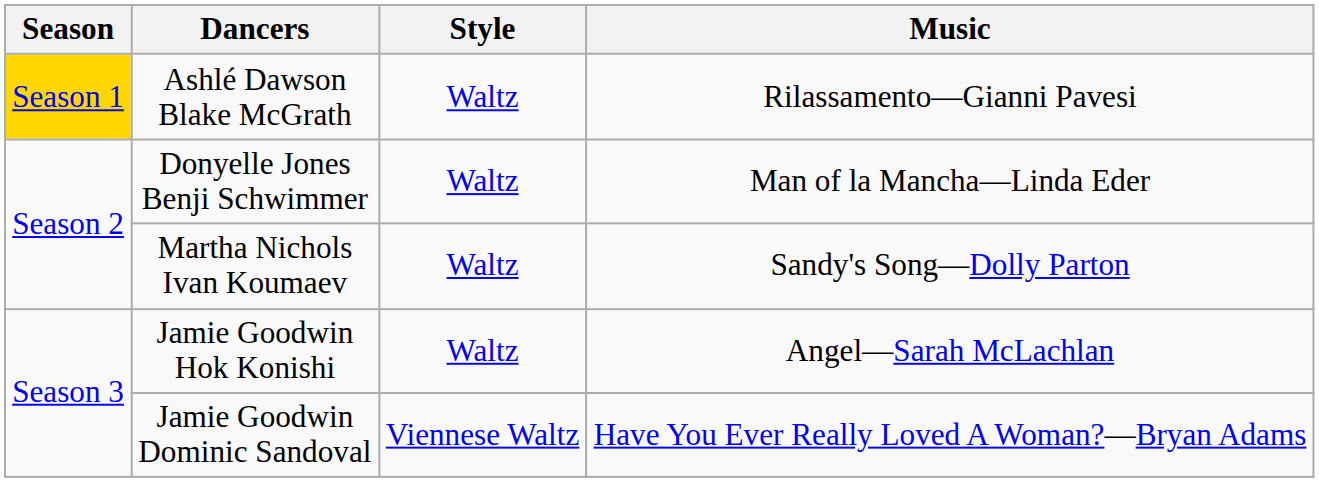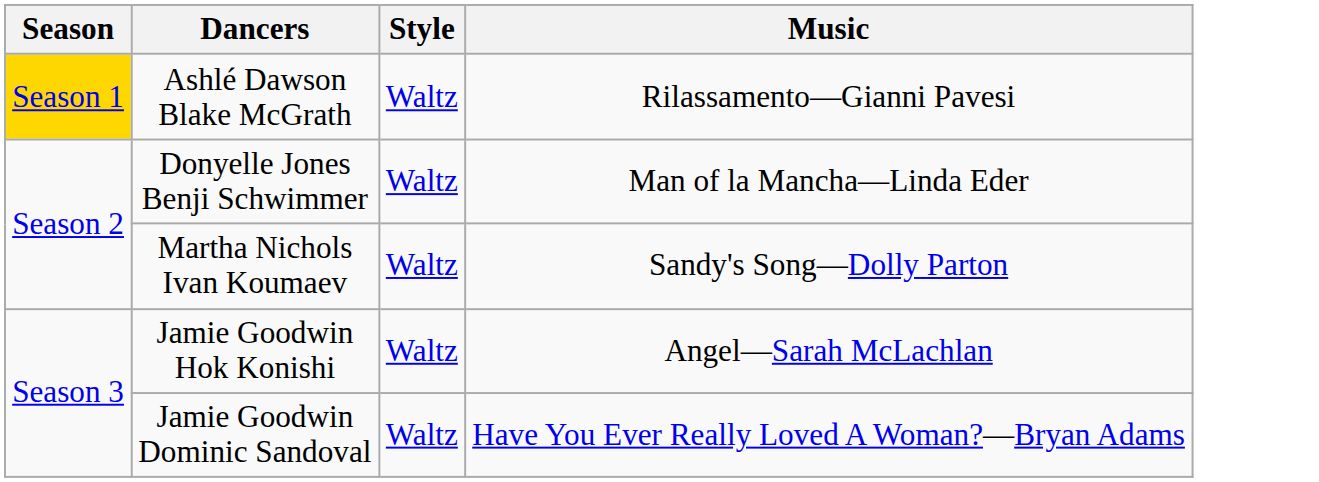(483, 434) Viennese Waltz -> (422, 434) Waltz
